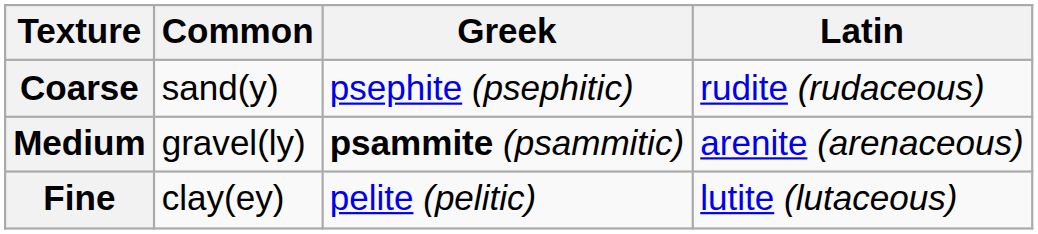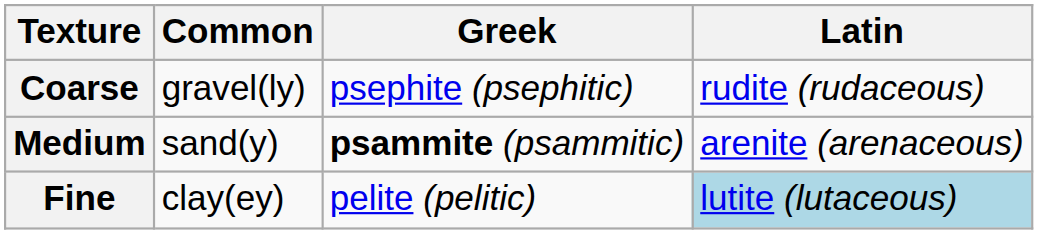(220, 87) sand(y) -> (234, 87) gravel(ly)
(234, 143) gravel(ly) -> (220, 143) sand(y)
(829, 198) no background -> (829, 198) lightblue background
